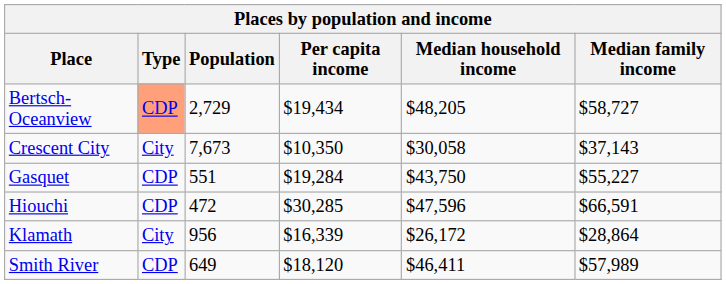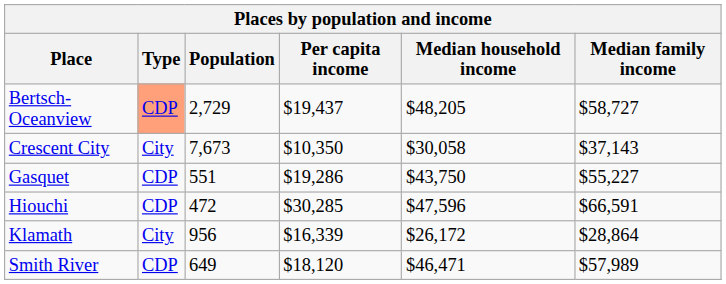(313, 108) $19,434 -> (313, 108) $19,437
(313, 177) $19,284 -> (313, 177) $19,286
(436, 264) $46,411 -> (436, 264) $46,471
